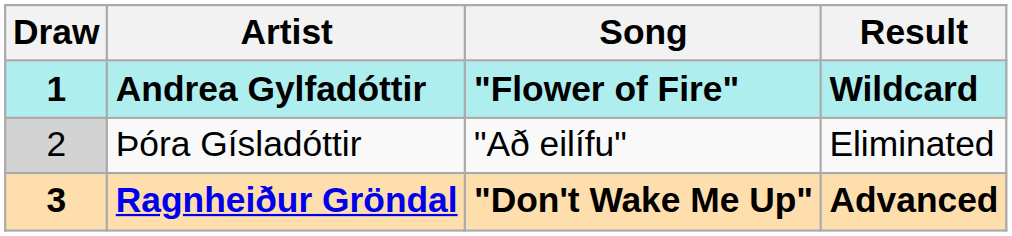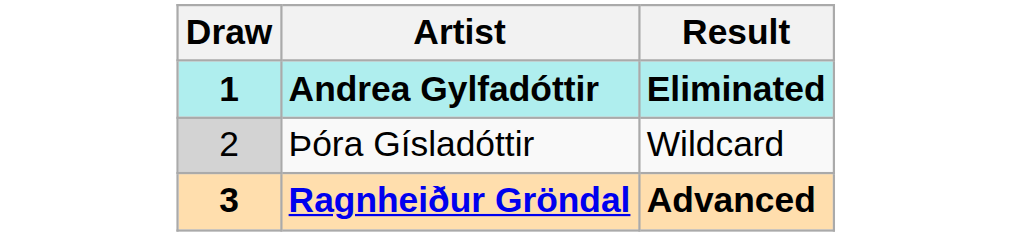- column: (643, 32)
(904, 88) Wildcard -> (736, 88) Eliminated
(912, 144) Eliminated -> (716, 144) Wildcard
